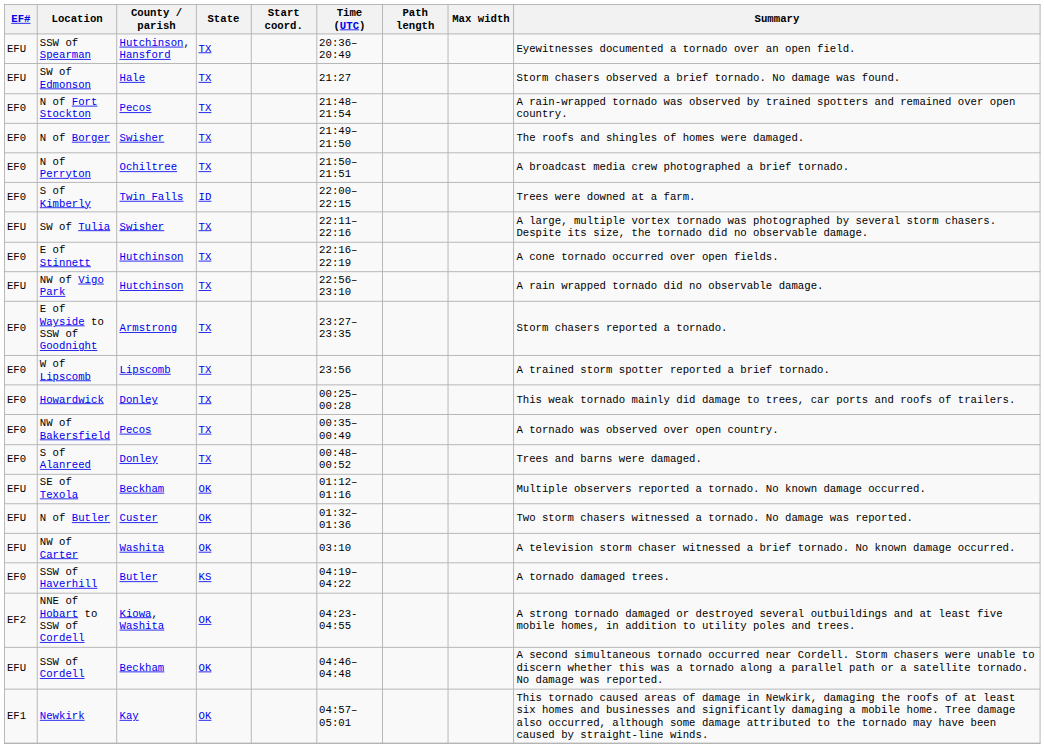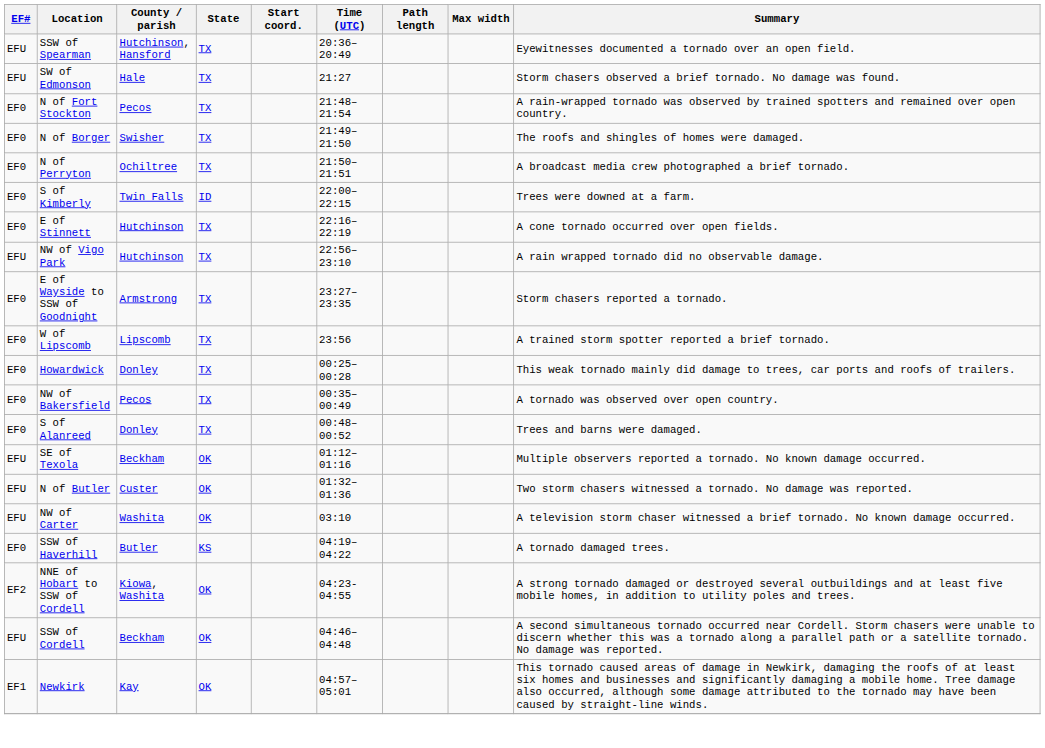- row: (75, 227)
